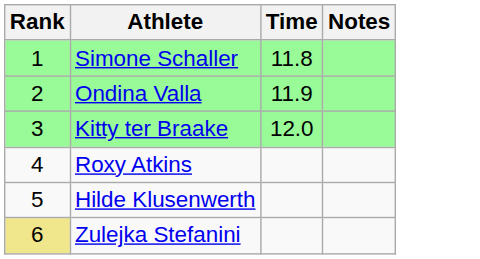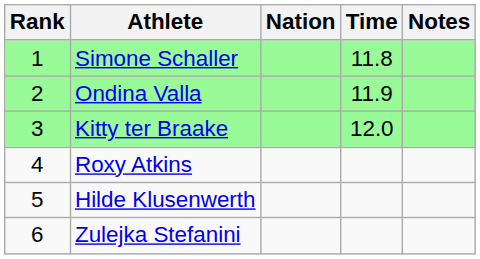+ column: (301, 22)
(37, 235) khaki background -> (37, 235) no background
